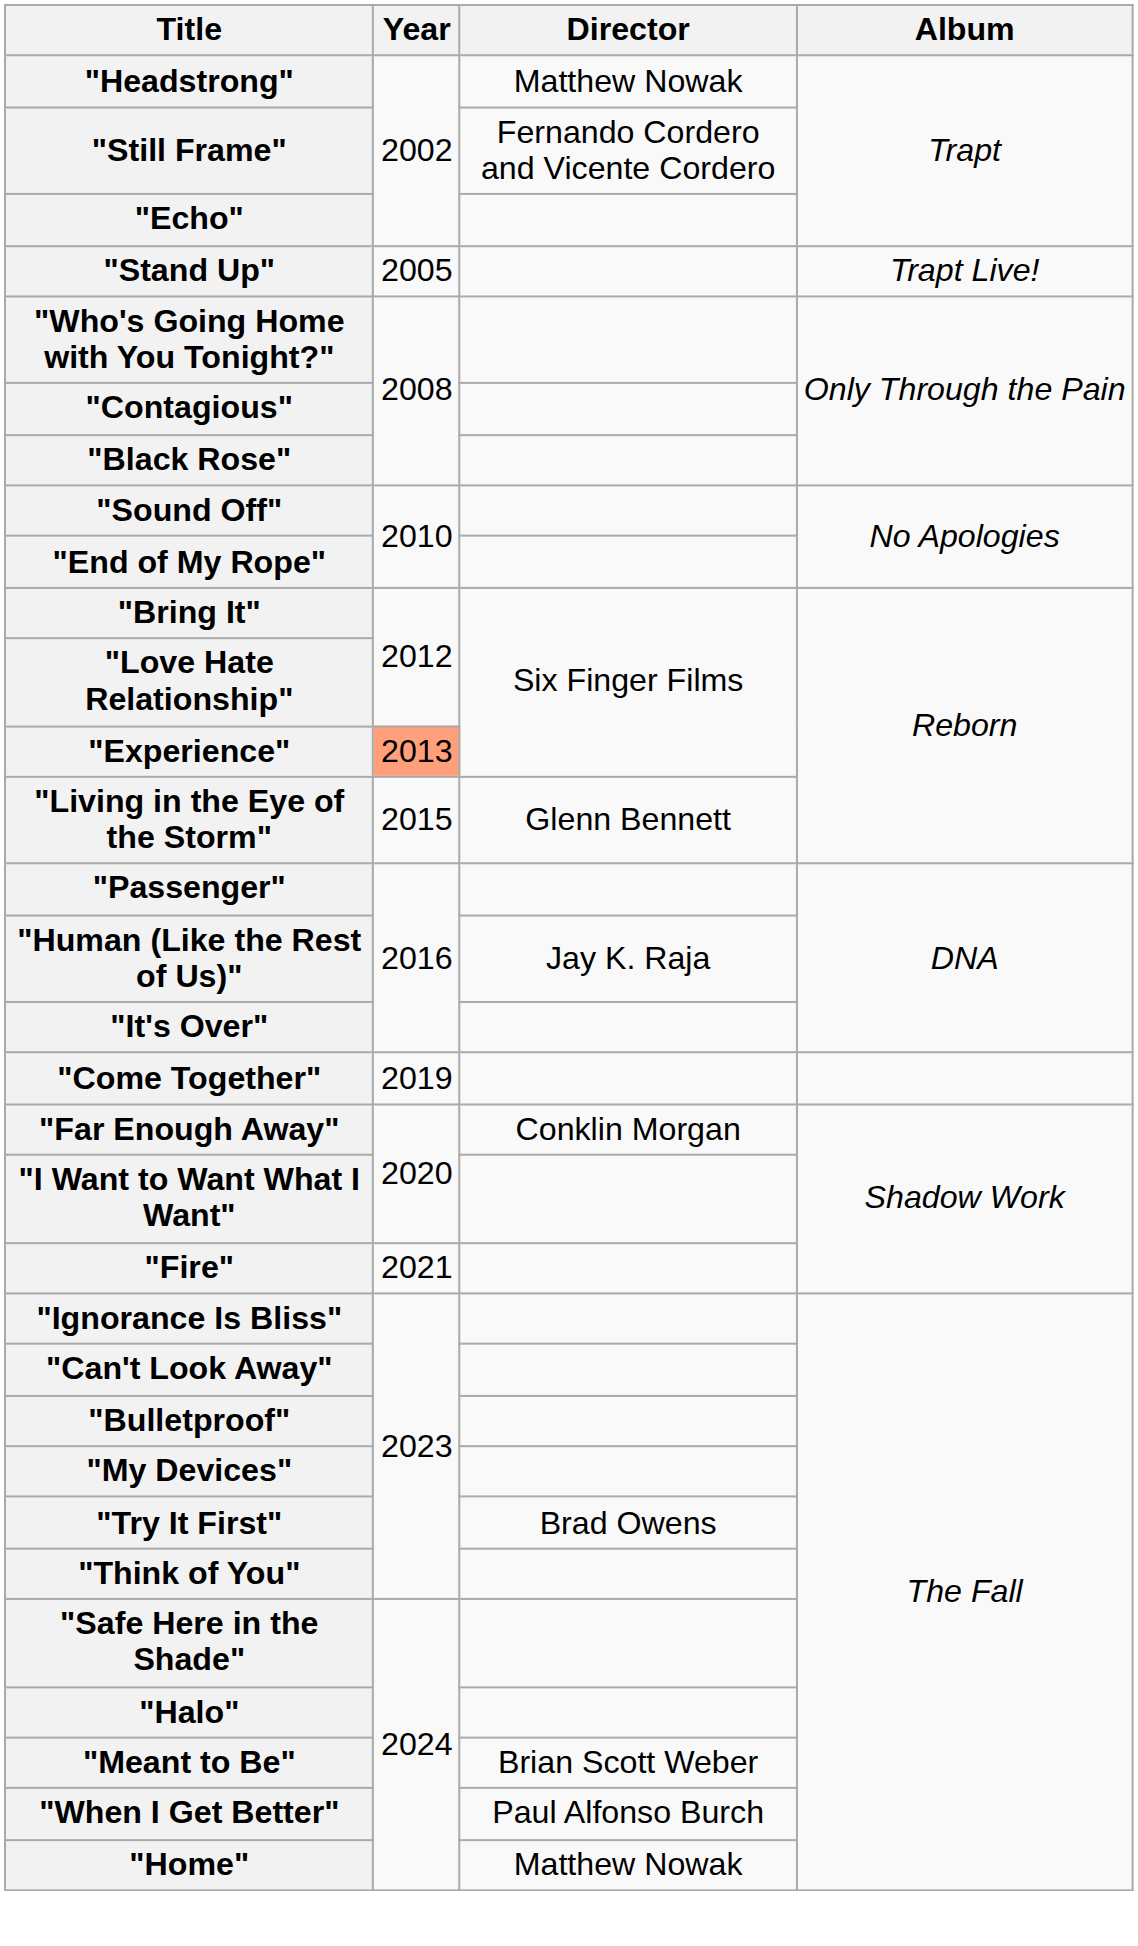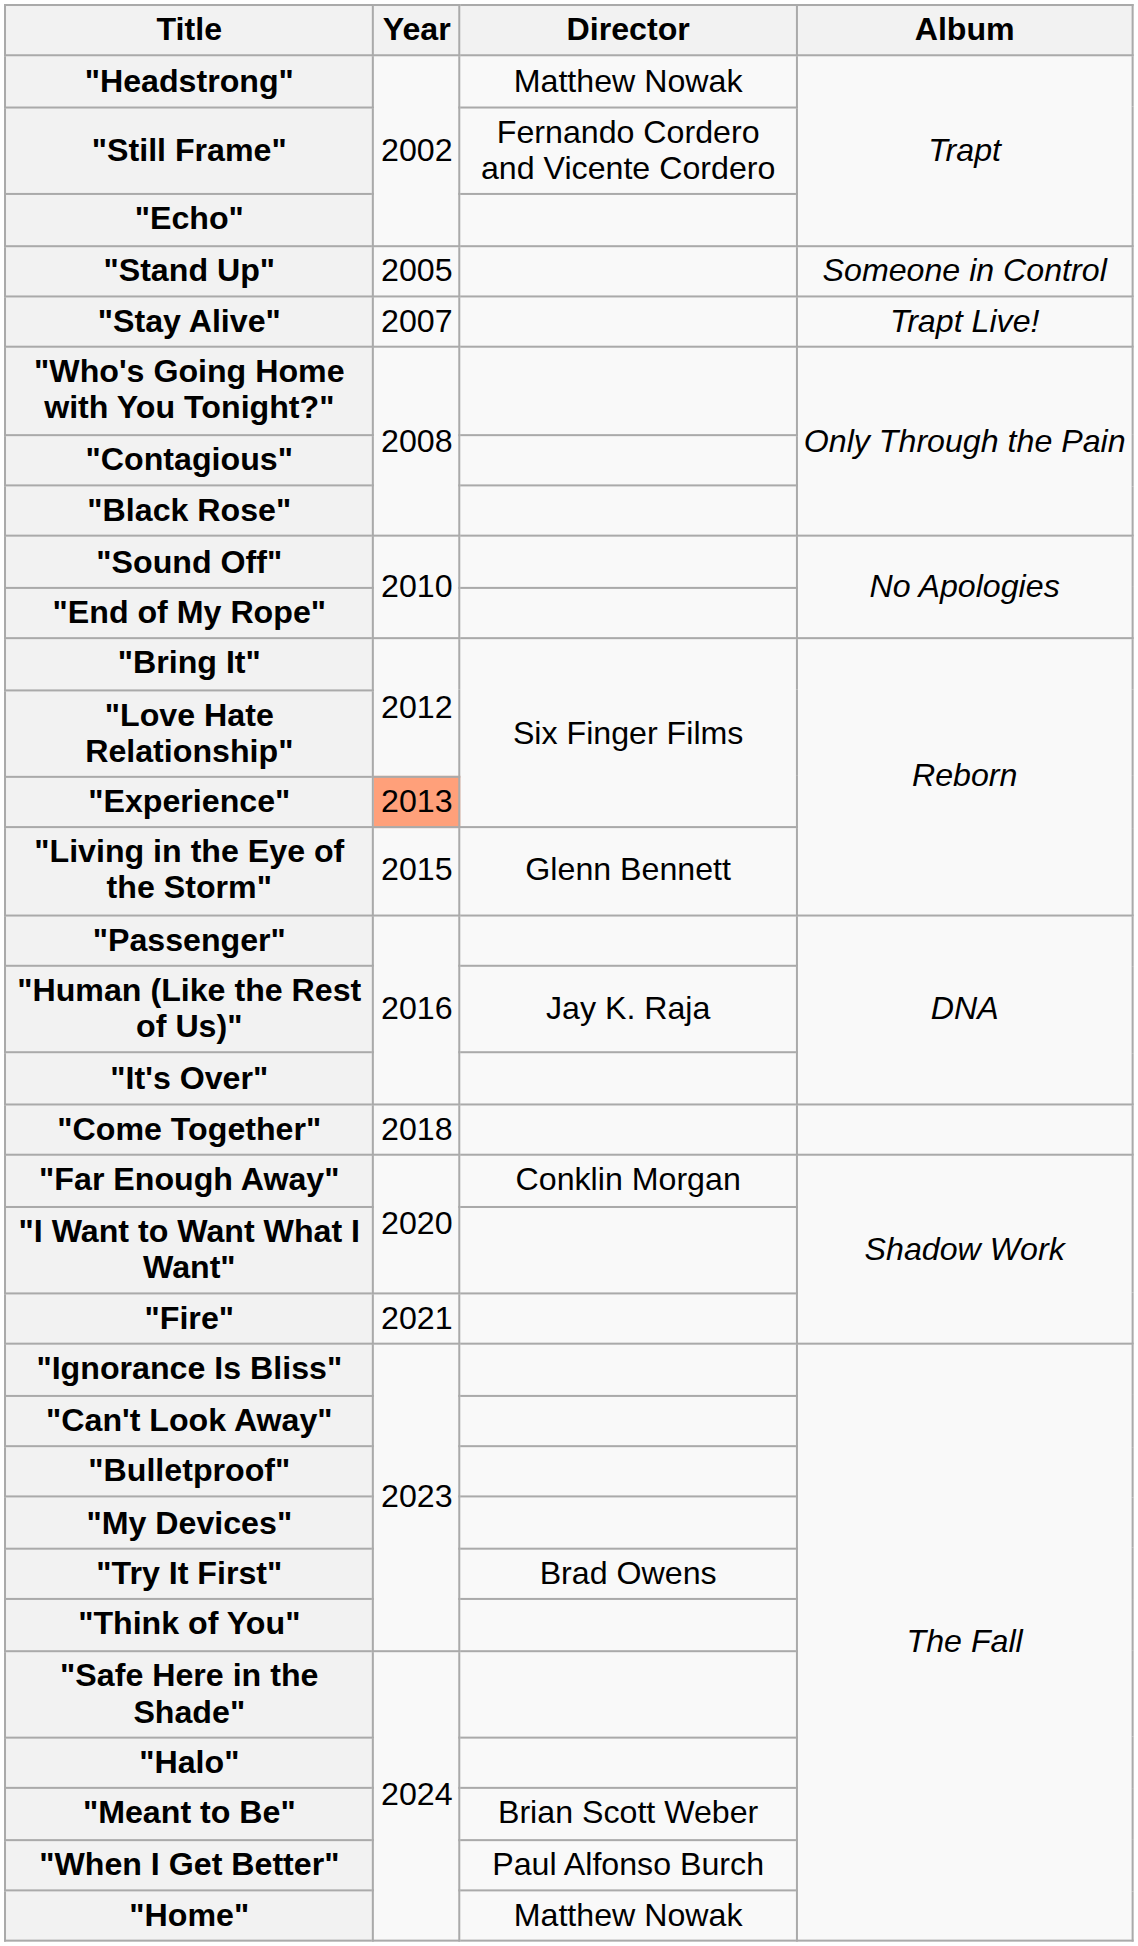(965, 270) Trapt Live! -> (965, 270) Someone in Control
+ row: (189, 321)
(417, 1077) 2019 -> (417, 1128) 2018
